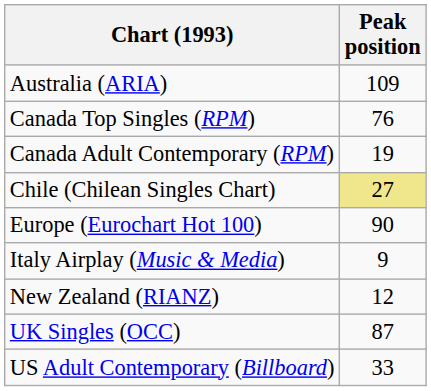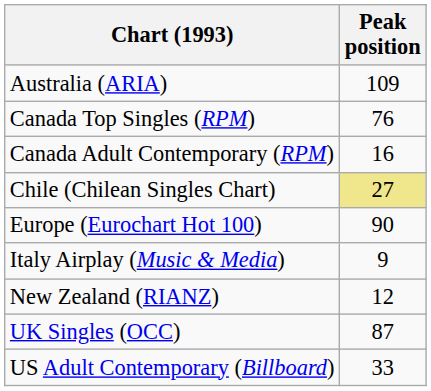(383, 154) 19 -> (383, 154) 16
